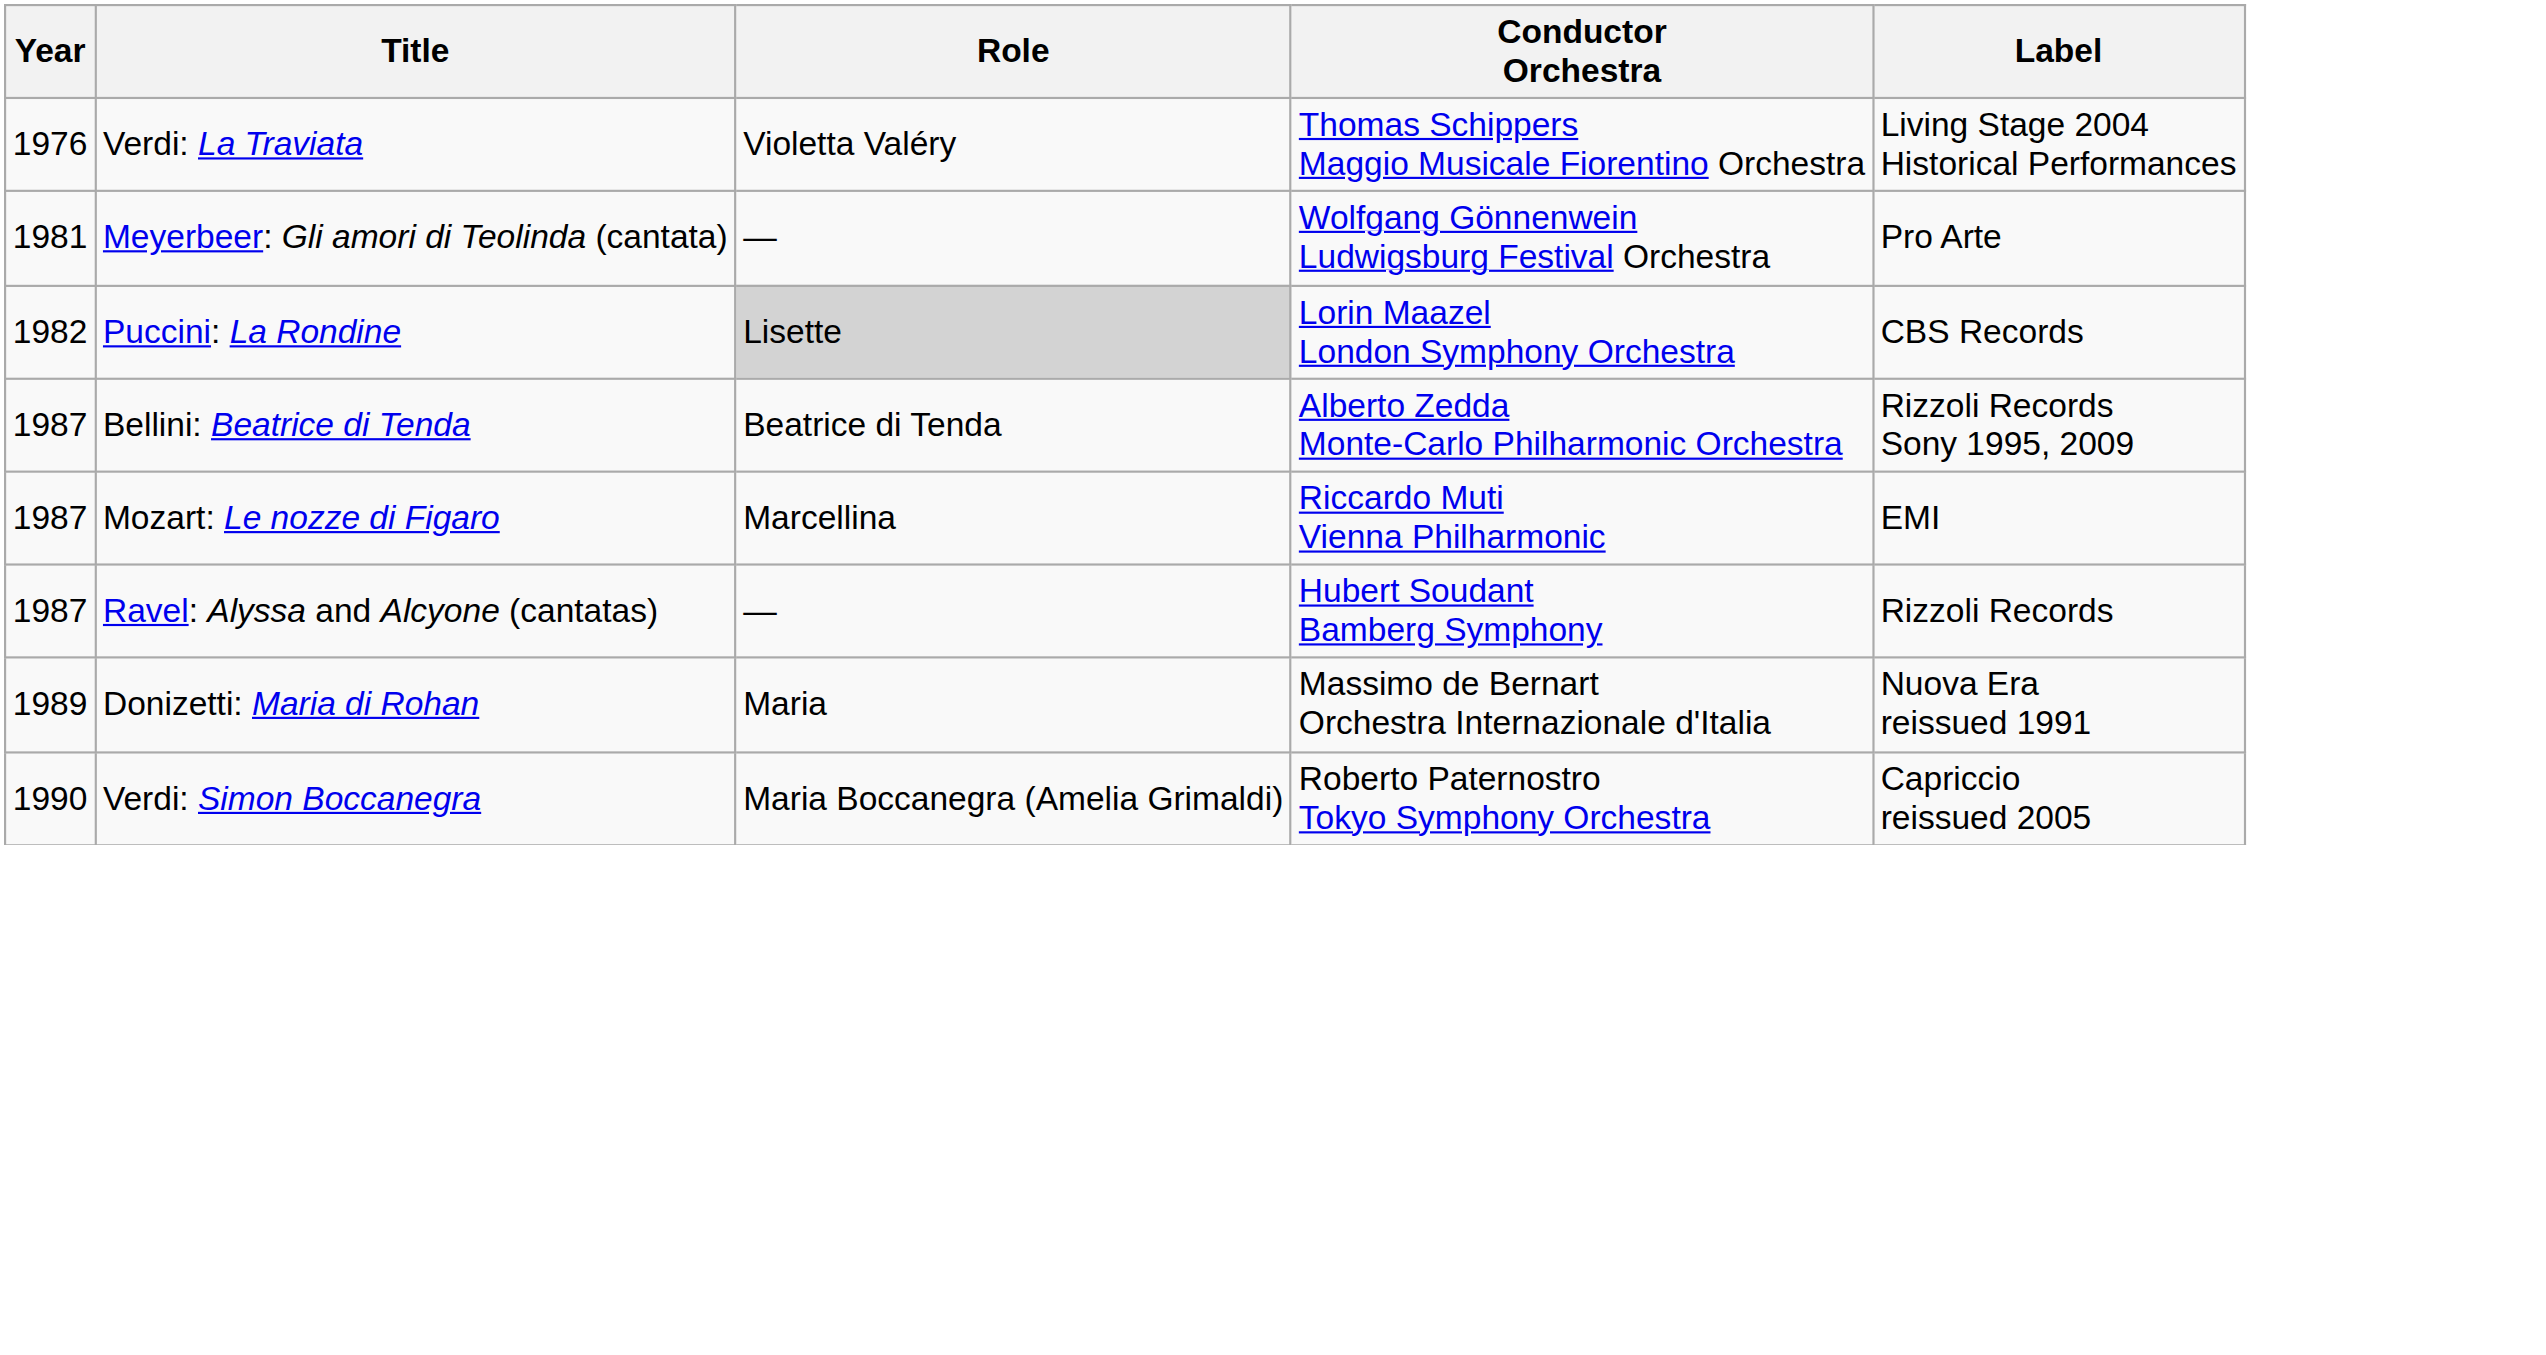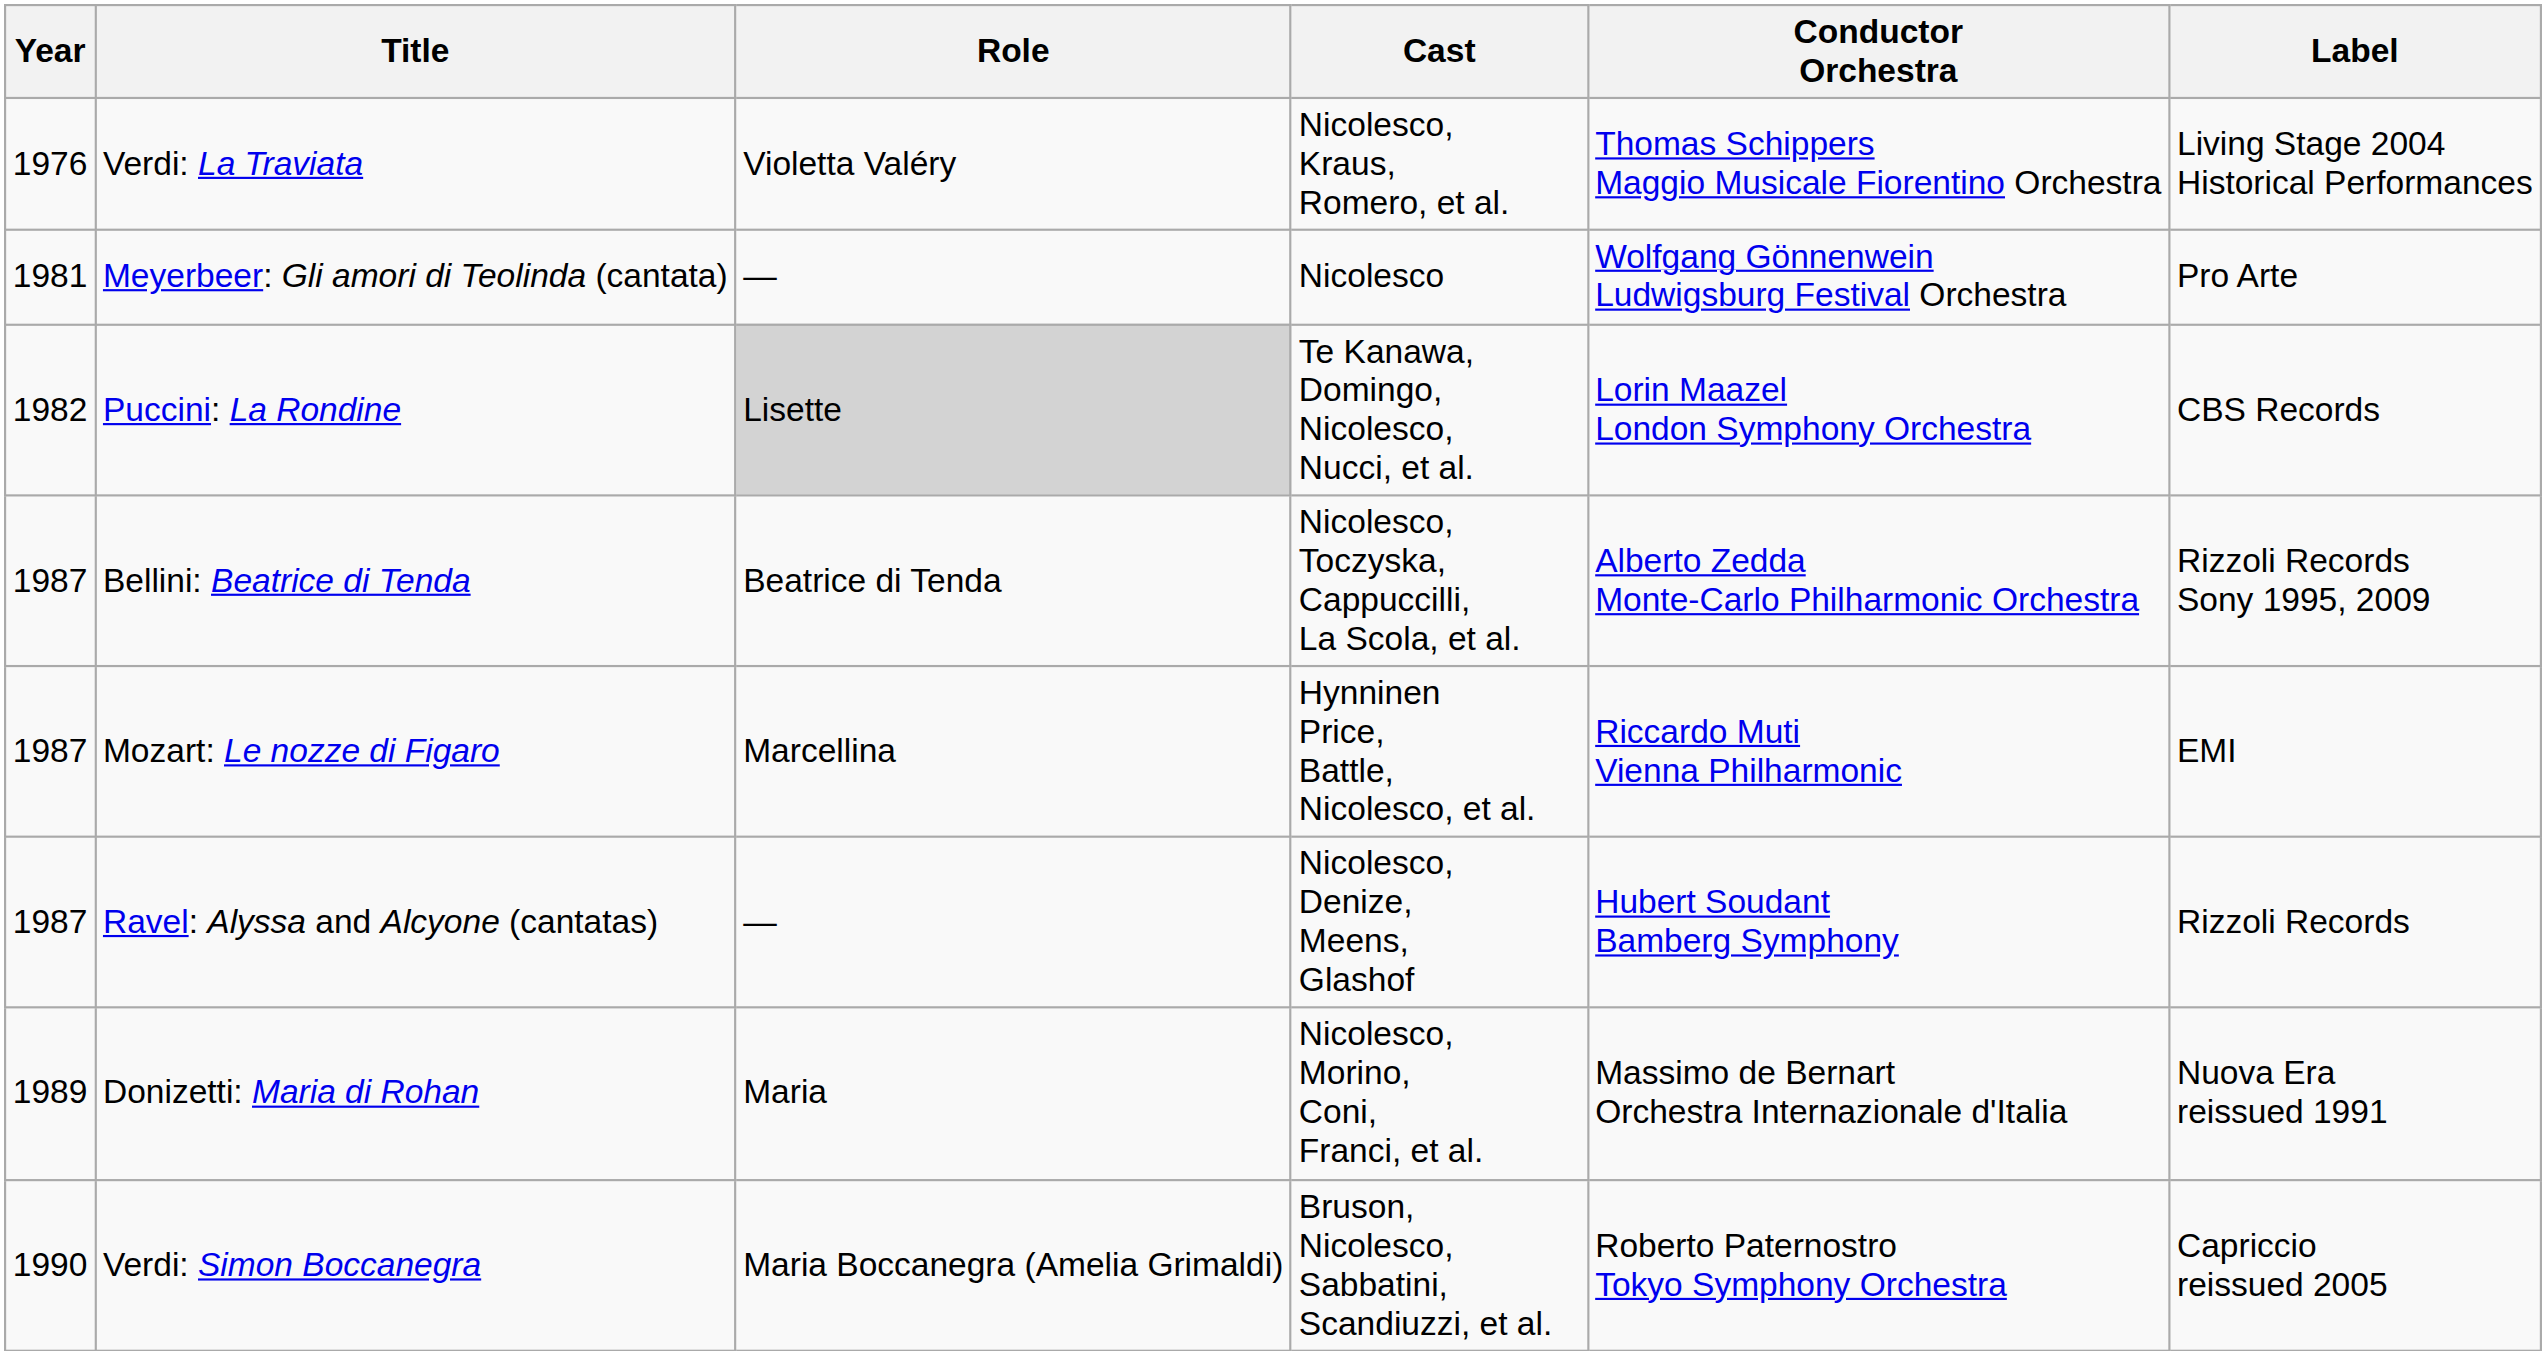+ column: (1439, 50)
